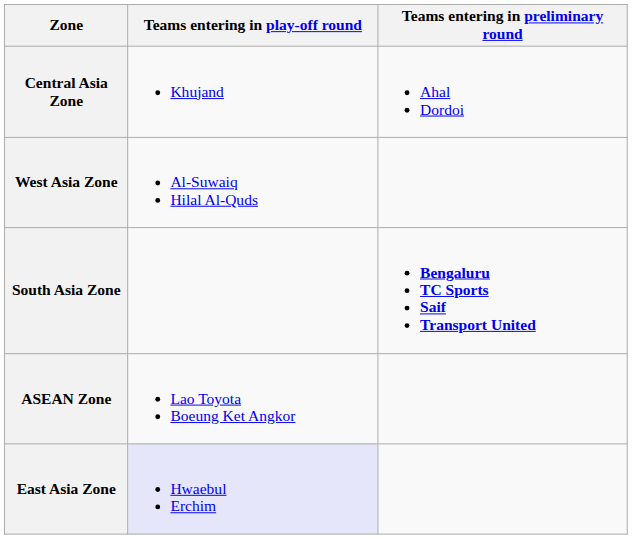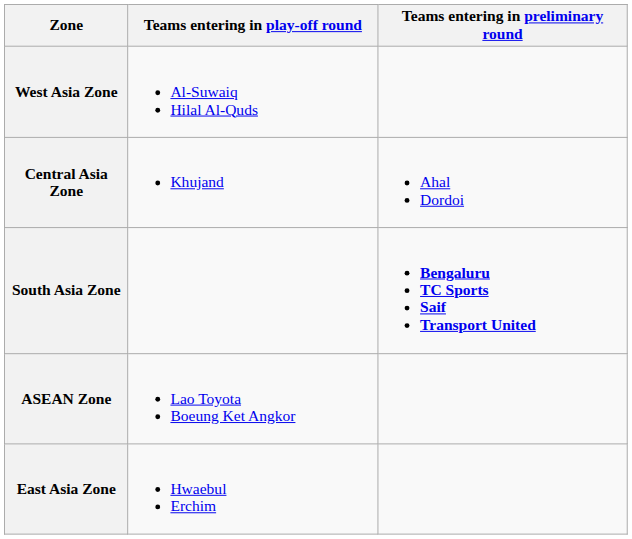rows swapped: (66, 182) <-> (66, 91)
(253, 498) lavender background -> (253, 498) no background
